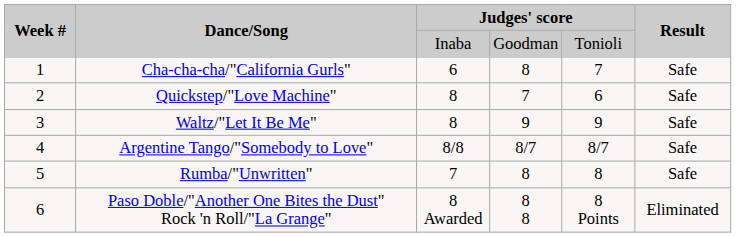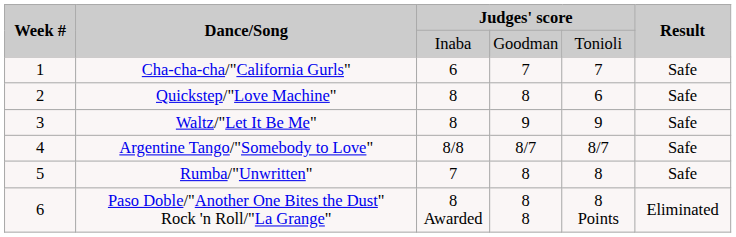(526, 69) 8 -> (526, 69) 7
(526, 95) 7 -> (526, 95) 8
